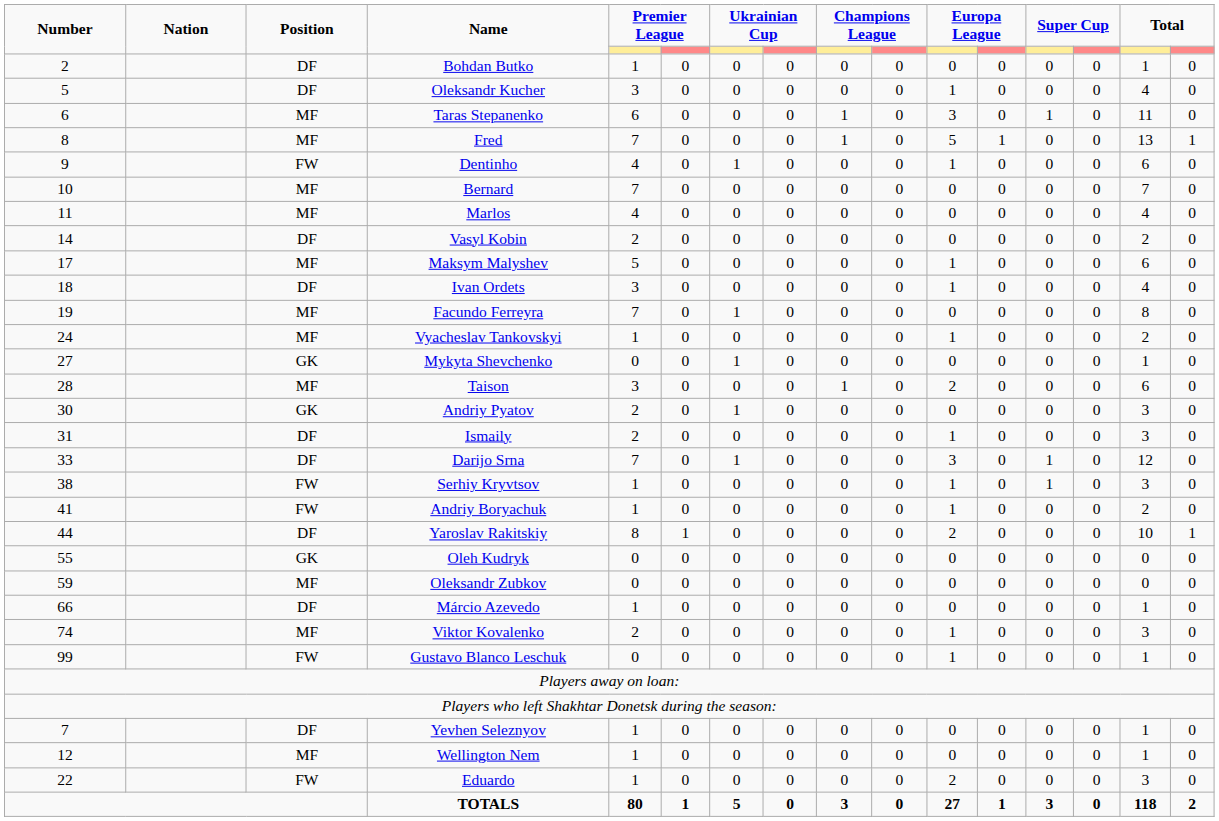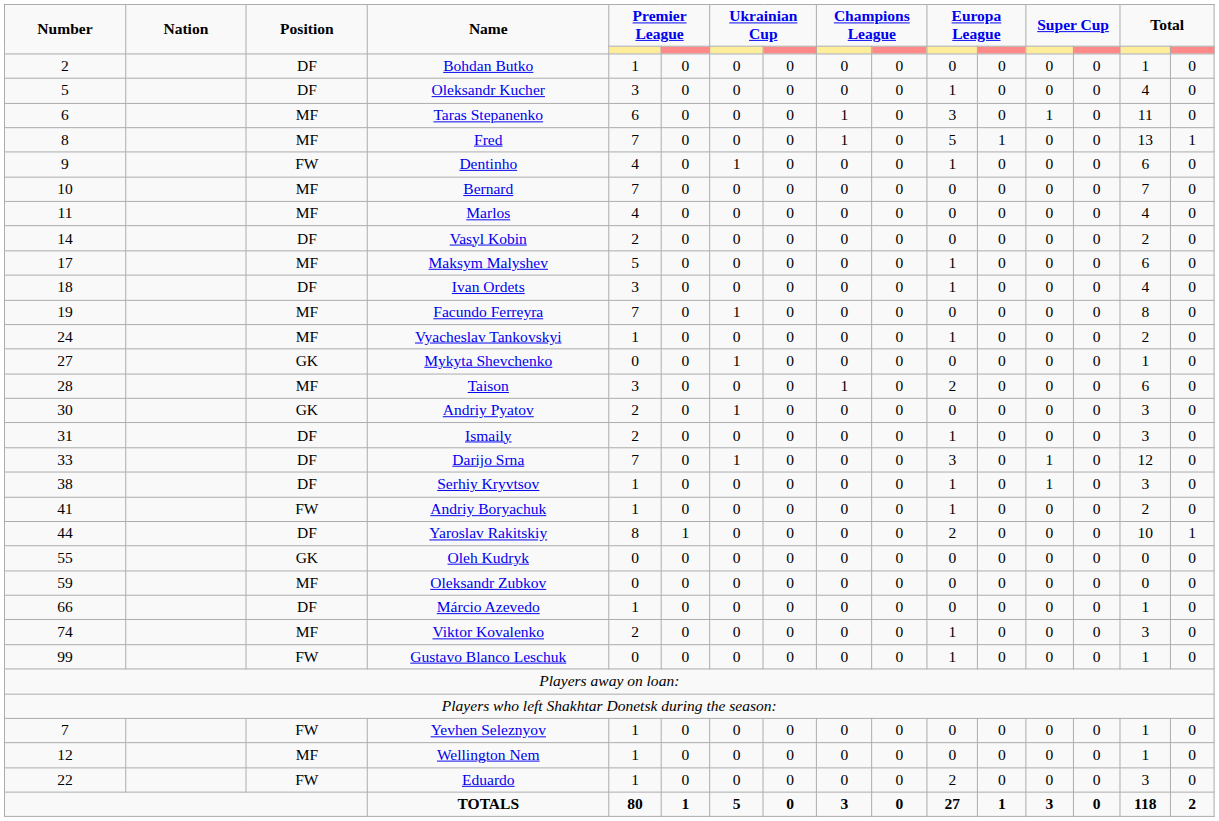(307, 484) FW -> (307, 484) DF
(307, 730) DF -> (307, 730) FW
